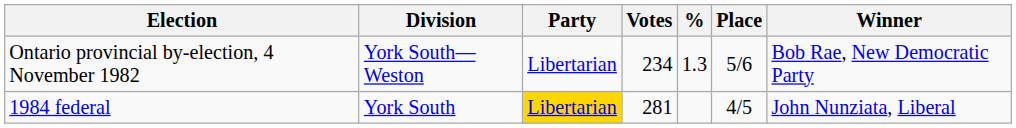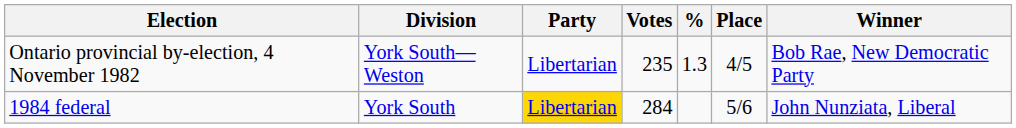(657, 63) 234 -> (657, 63) 235
(739, 63) 5/6 -> (739, 63) 4/5
(657, 107) 281 -> (657, 107) 284
(739, 107) 4/5 -> (739, 107) 5/6
